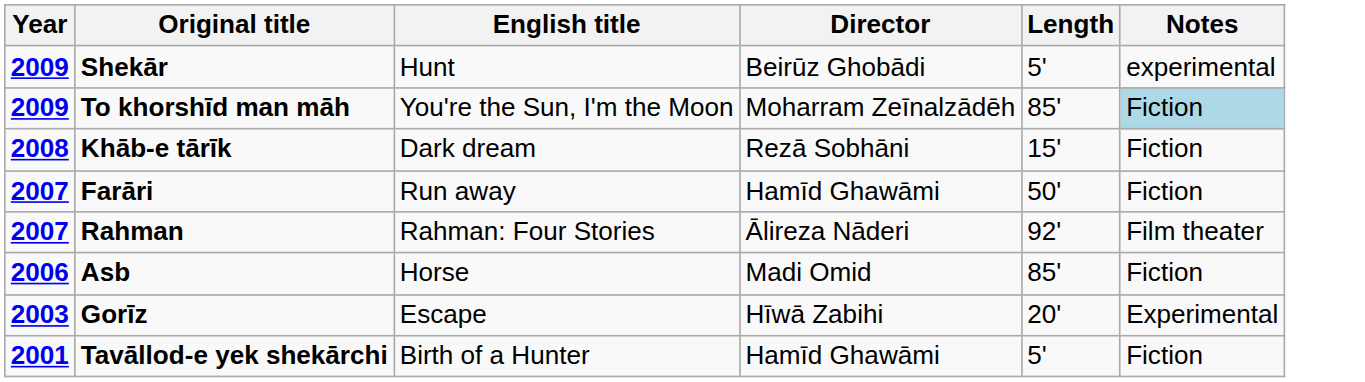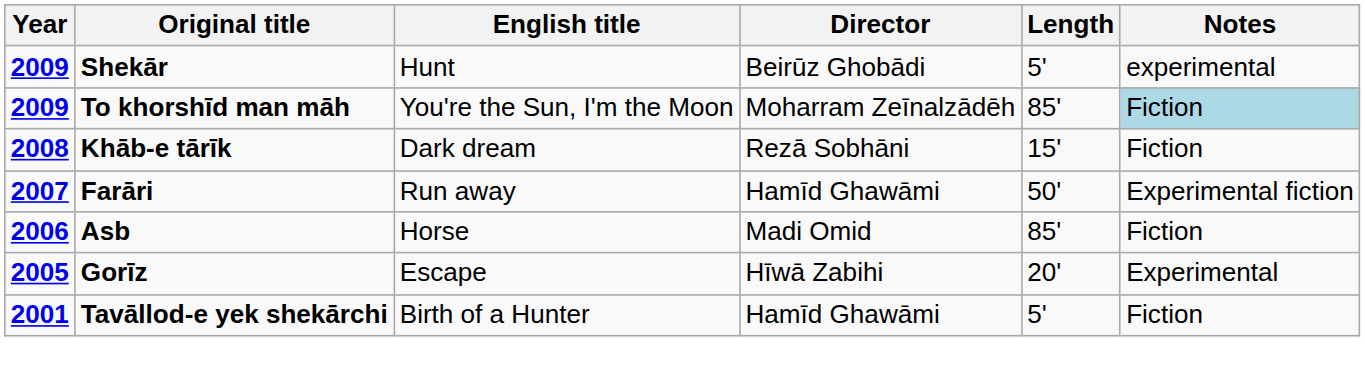(1165, 190) Fiction -> (1240, 190) Experimental fiction
- row: (132, 231)
(40, 314) 2003 -> (40, 273) 2005
